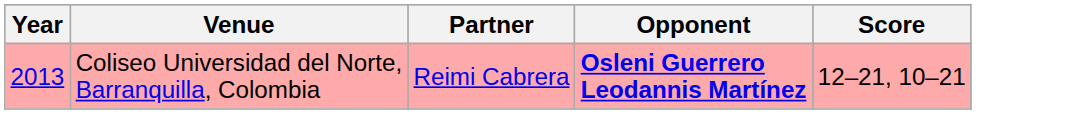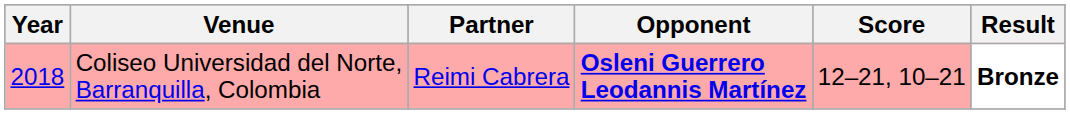+ column: (1018, 24)
(37, 76) 2013 -> (37, 76) 2018
